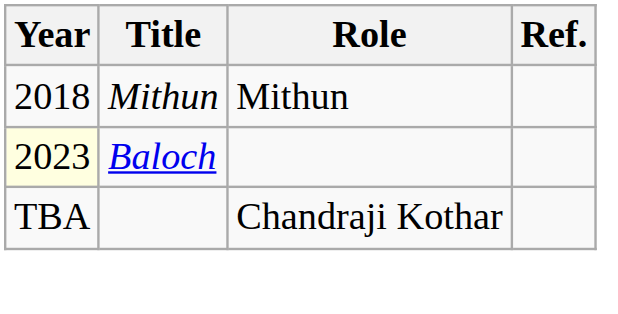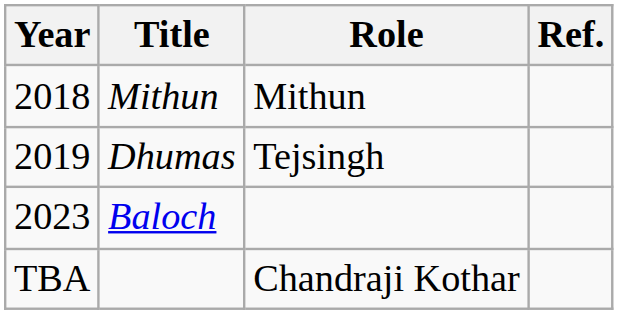+ row: (172, 156)
(52, 156) lightyellow background -> (52, 216) no background
